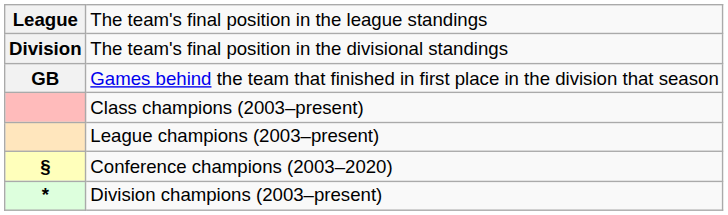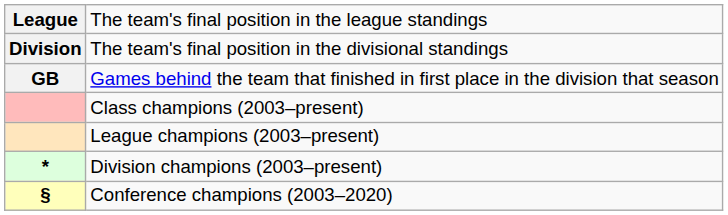rows swapped: (242, 166) <-> (236, 195)
